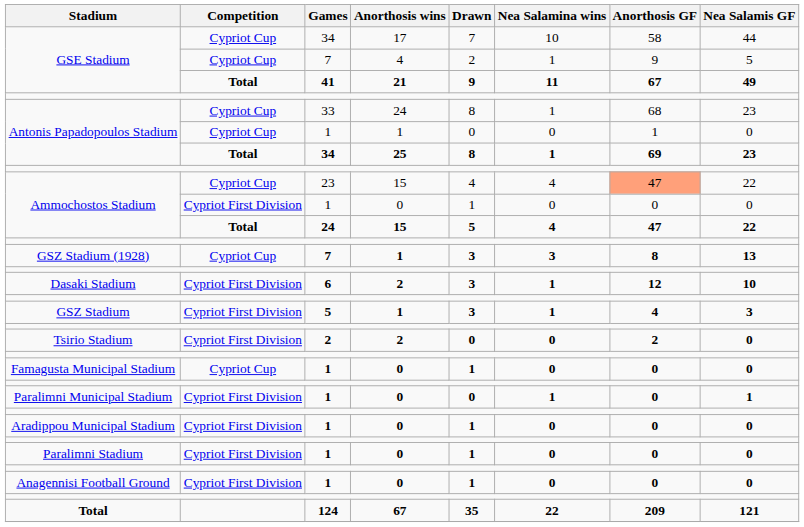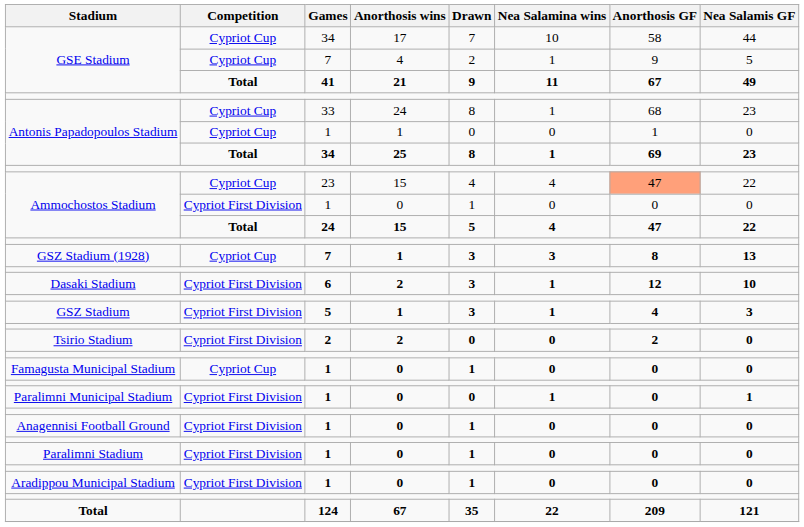rows swapped: (93, 482) <-> (93, 425)
